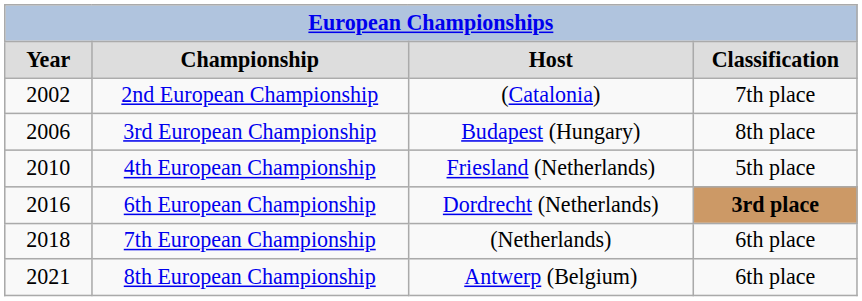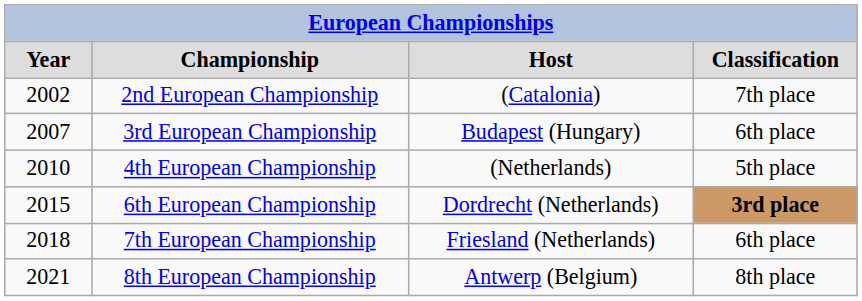(48, 132) 2006 -> (48, 132) 2007
(775, 132) 8th place -> (775, 132) 6th place
(551, 168) Friesland (Netherlands) -> (551, 168) (Netherlands)
(48, 204) 2016 -> (48, 204) 2015
(551, 241) (Netherlands) -> (551, 241) Friesland (Netherlands)
(775, 277) 6th place -> (775, 277) 8th place
